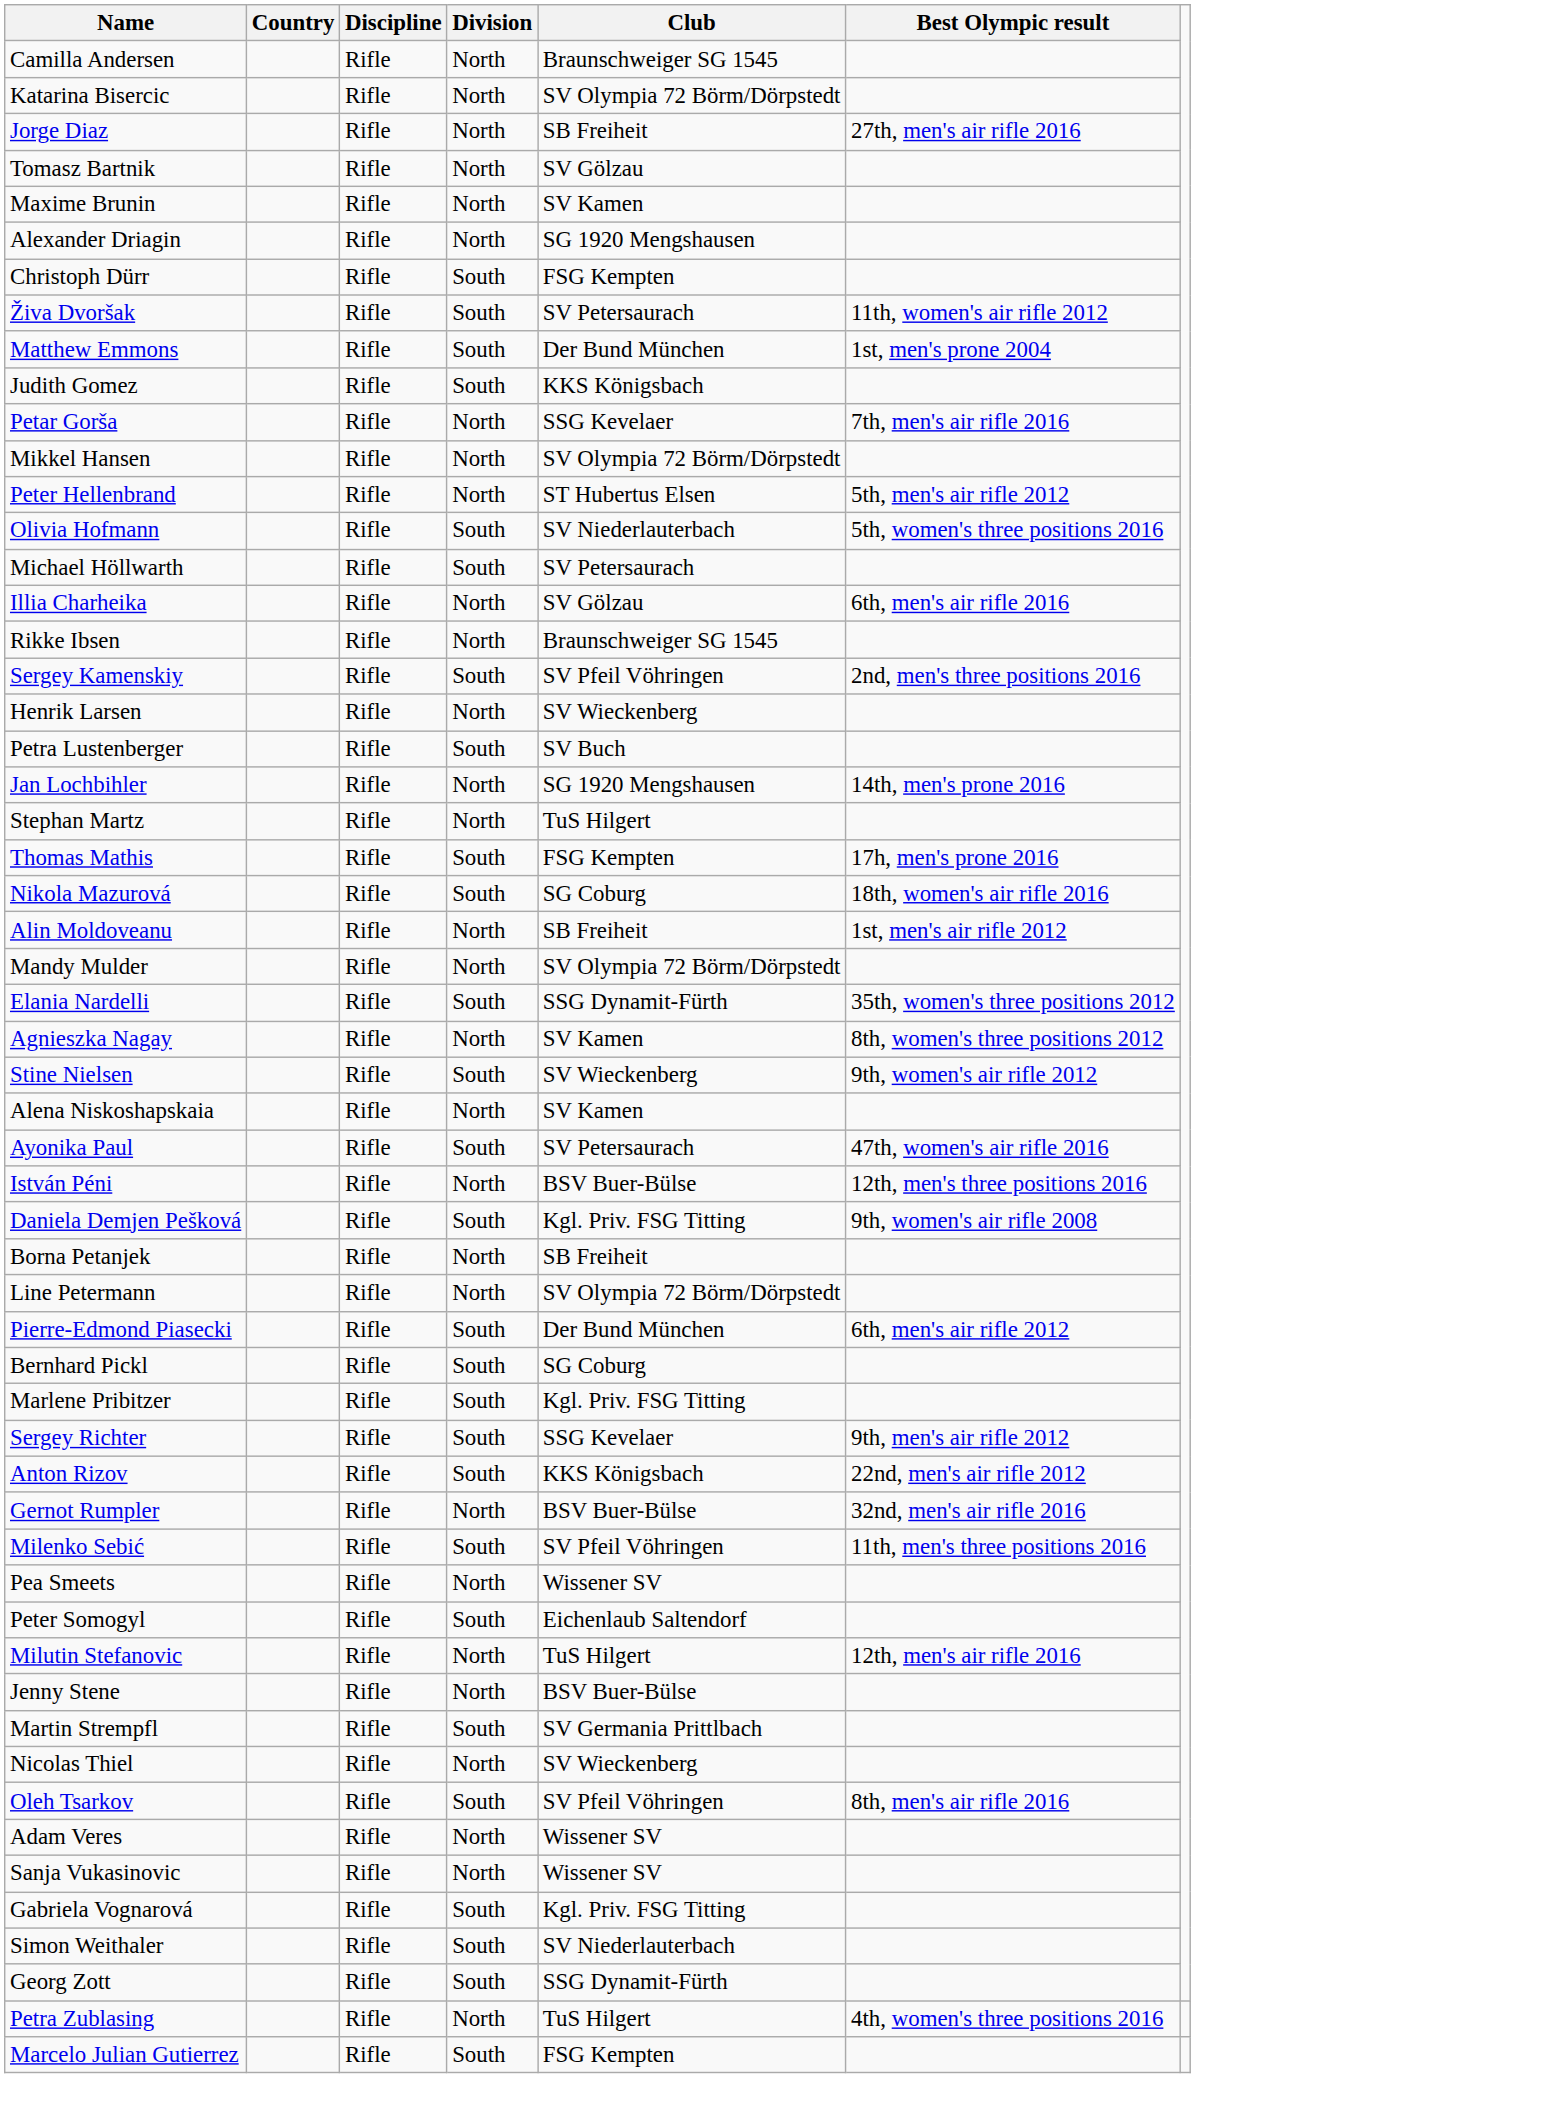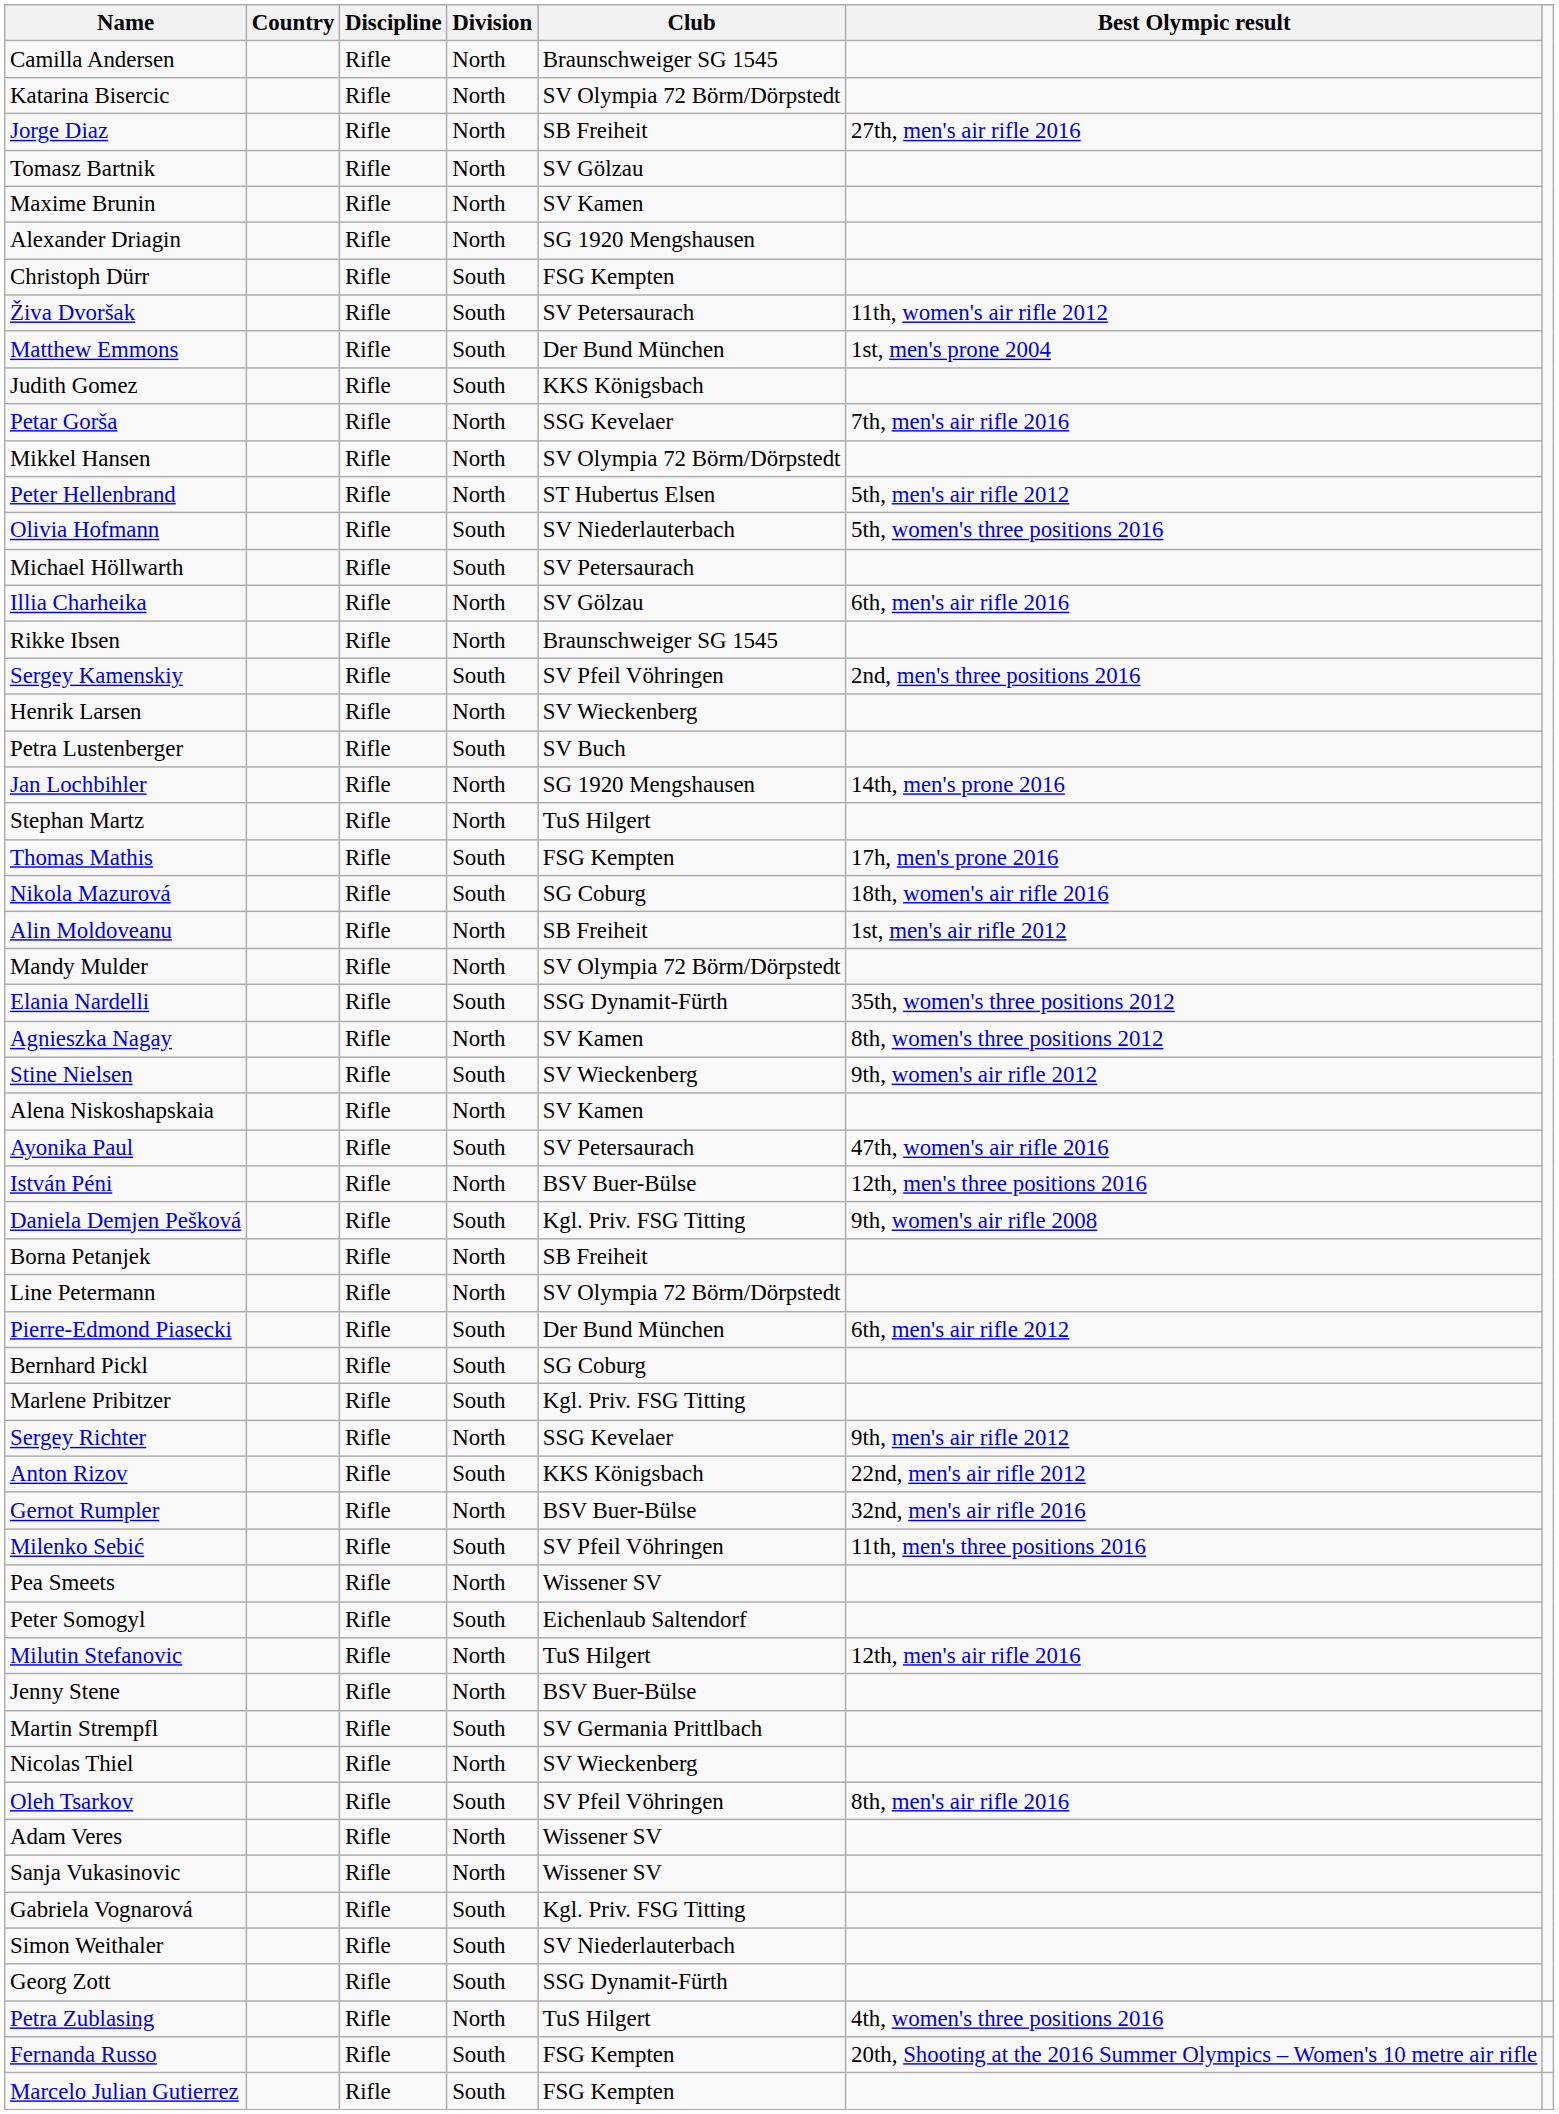(479, 1437) South -> (479, 1437) North
+ row: (83, 2054)
